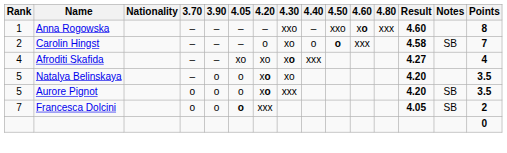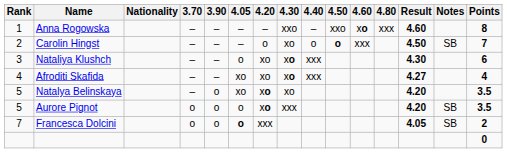(416, 44) 4.58 -> (416, 44) 4.50
+ row: (73, 60)
(241, 76) o -> (241, 92) xo
